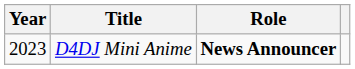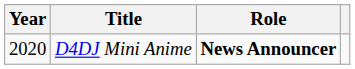(28, 49) 2023 -> (28, 49) 2020
